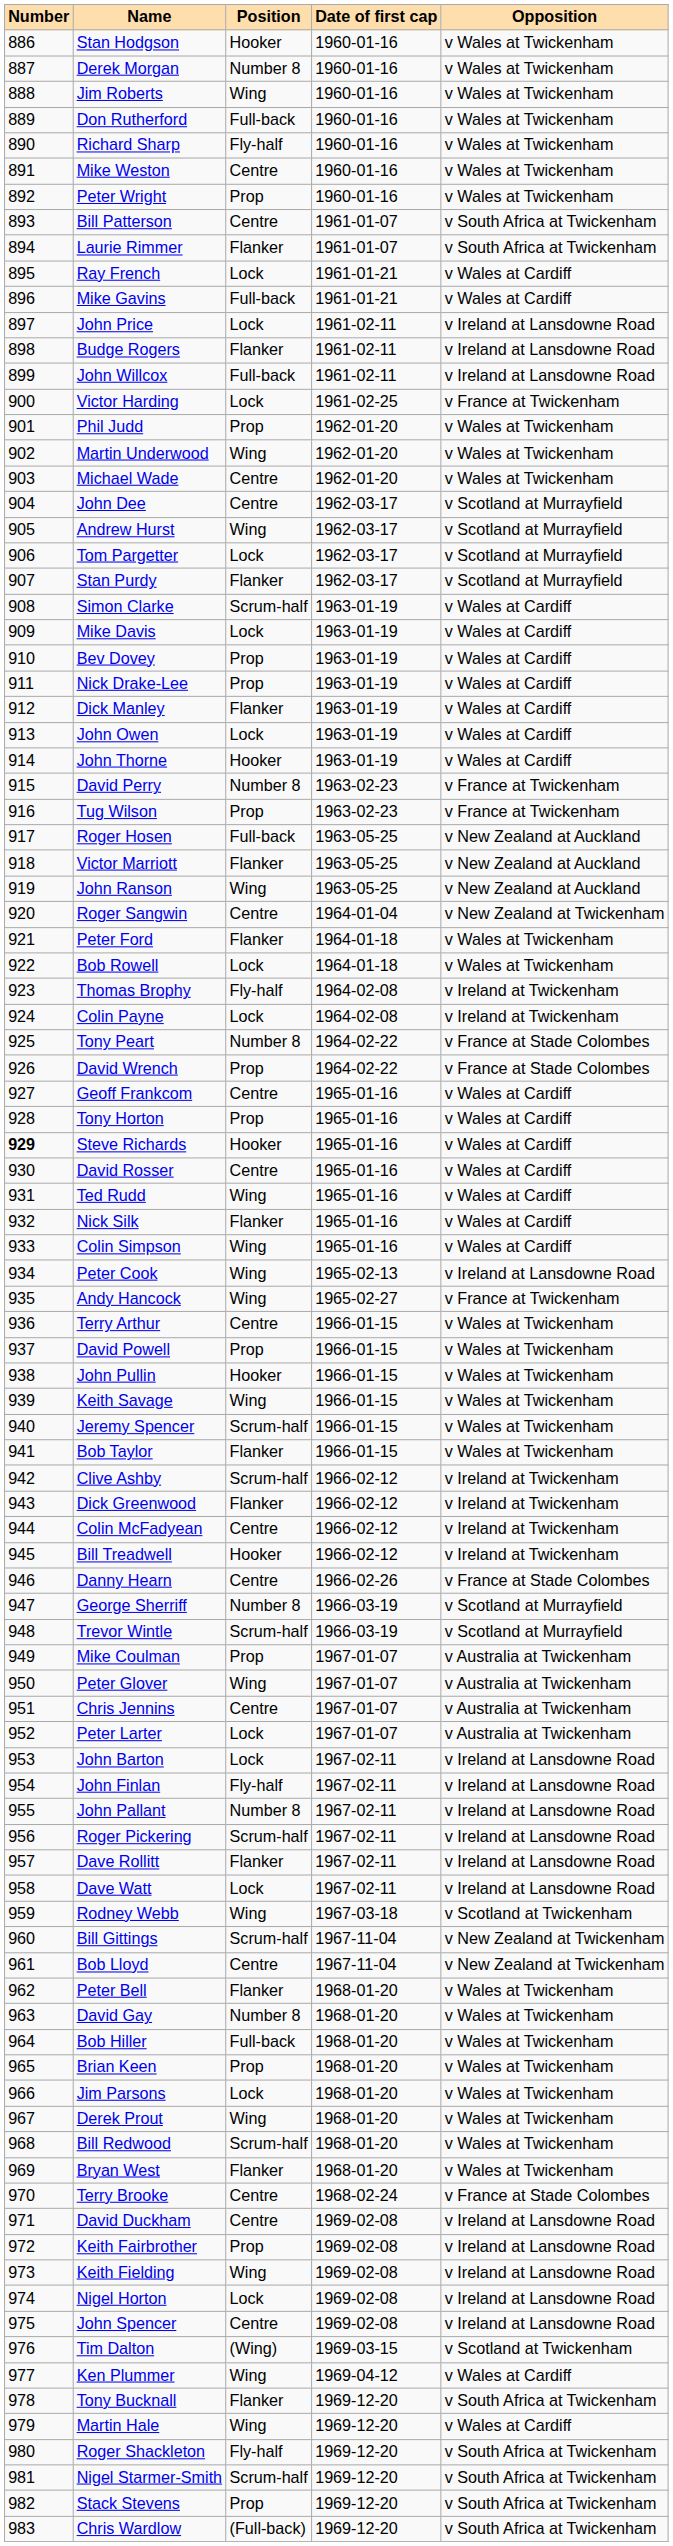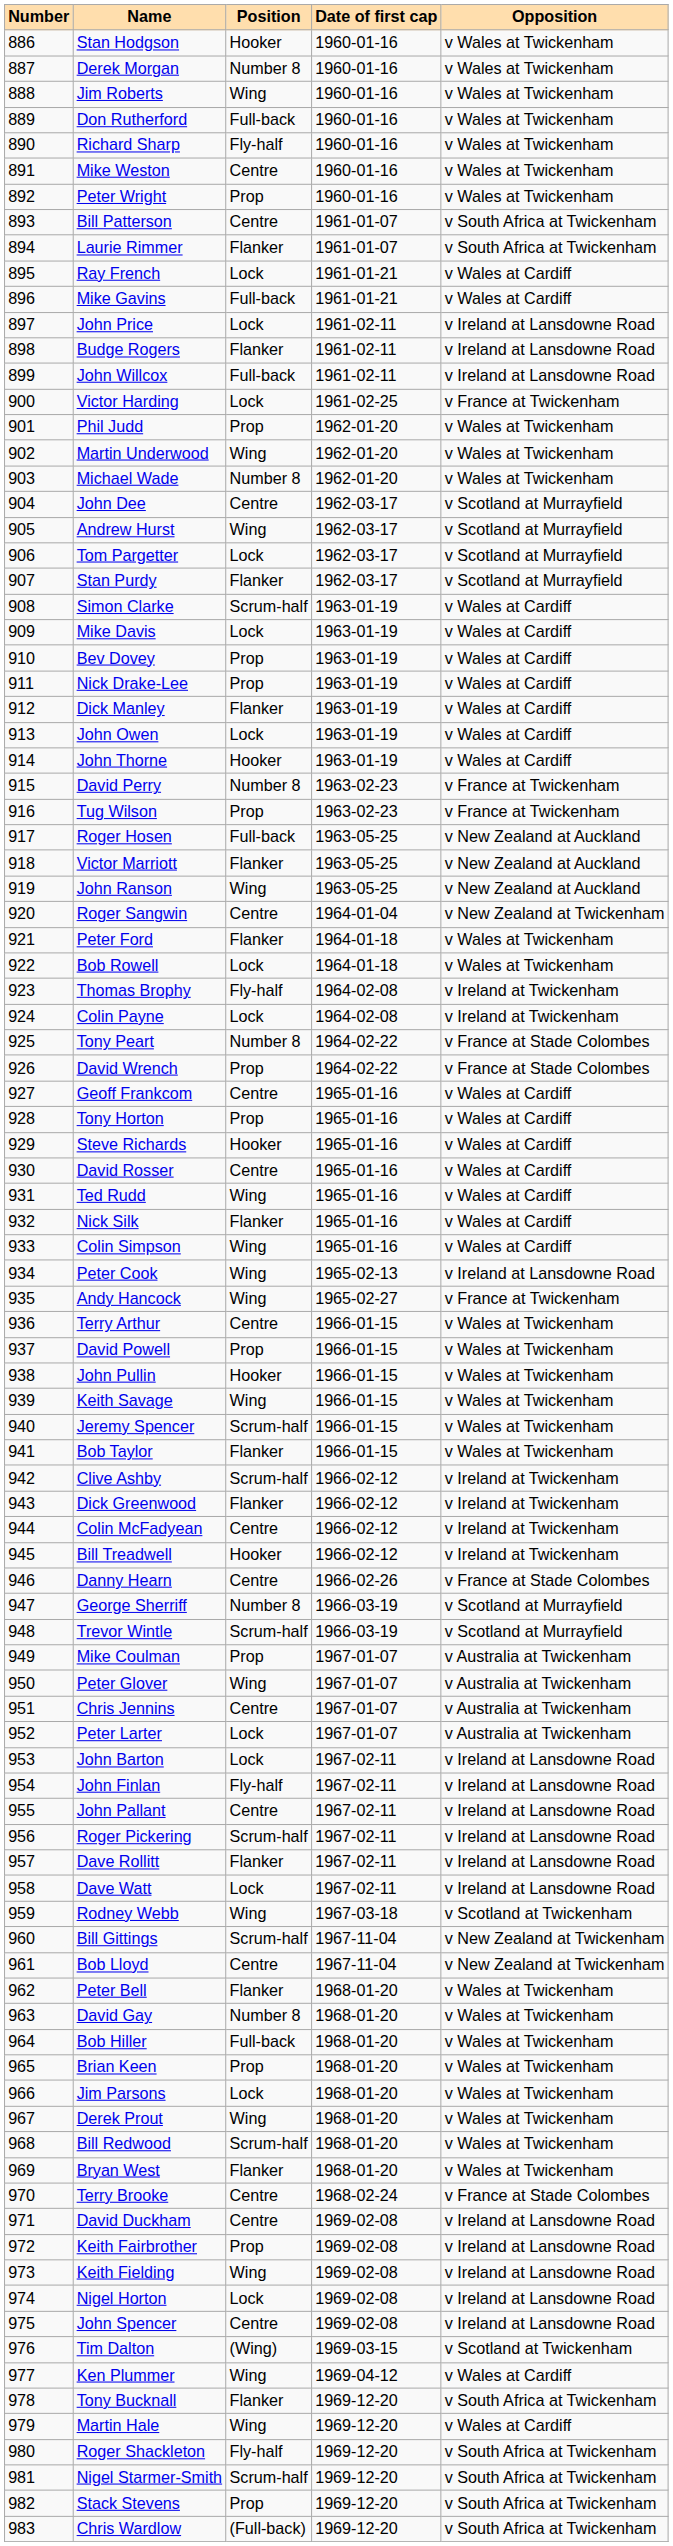(254, 478) Centre -> (265, 478) Number 8
(22, 1144) bold -> (22, 1144) normal
(265, 1811) Number 8 -> (254, 1811) Centre
